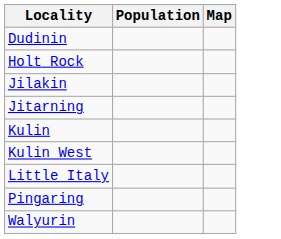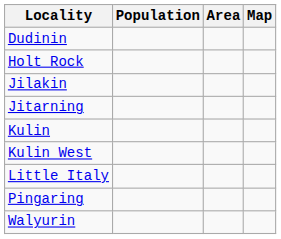+ column: (223, 16)
